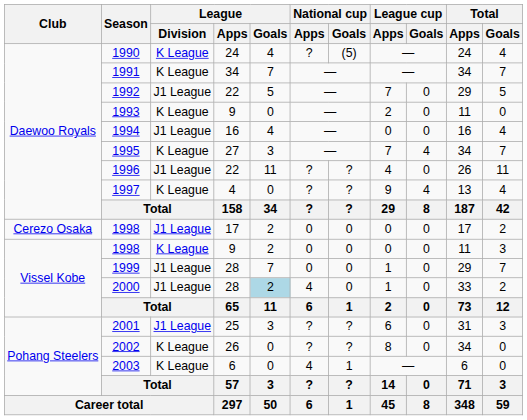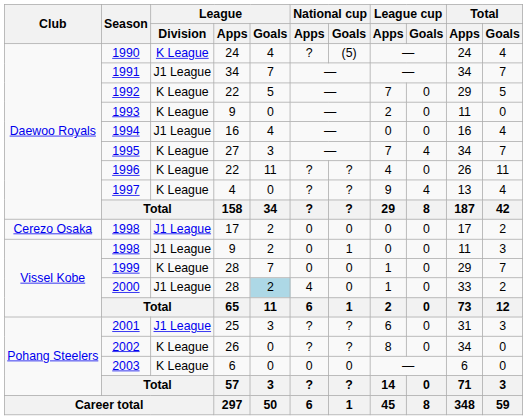(182, 72) K League -> (182, 72) J1 League
(182, 92) J1 League -> (182, 92) K League
(182, 170) J1 League -> (182, 170) K League
(182, 248) K League -> (182, 248) J1 League
(349, 248) 0 -> (349, 248) 1
(182, 268) J1 League -> (182, 268) K League
(309, 365) 4 -> (309, 365) 0
(349, 365) 1 -> (349, 365) 0
